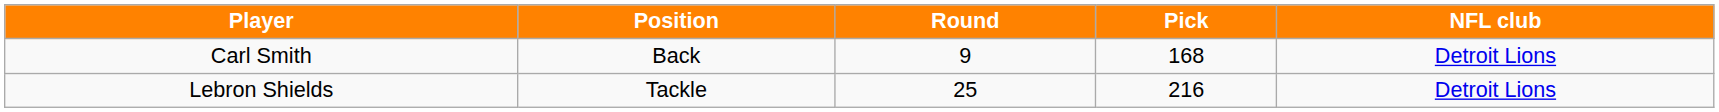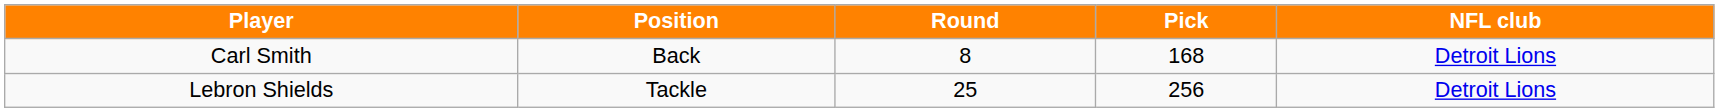(965, 55) 9 -> (965, 55) 8
(1186, 90) 216 -> (1186, 90) 256
